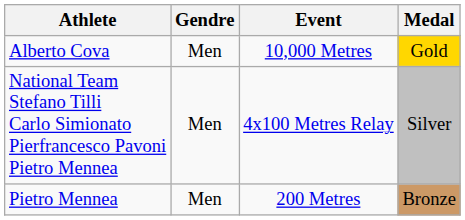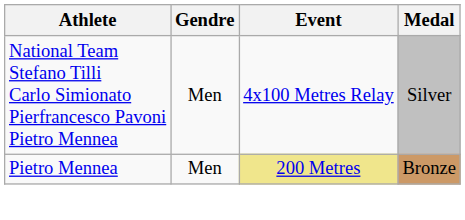- row: (59, 50)
(318, 199) no background -> (318, 169) khaki background
